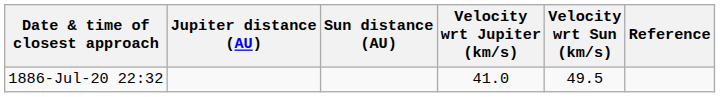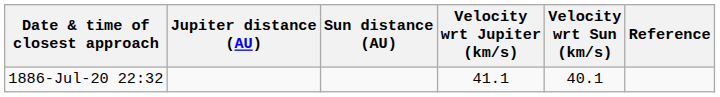(491, 79) 41.0 -> (491, 79) 41.1
(585, 79) 49.5 -> (585, 79) 40.1
